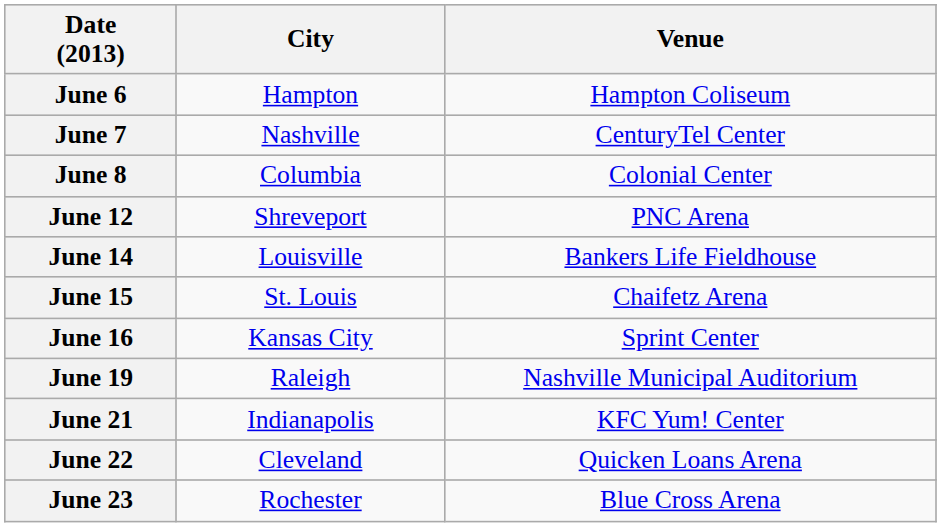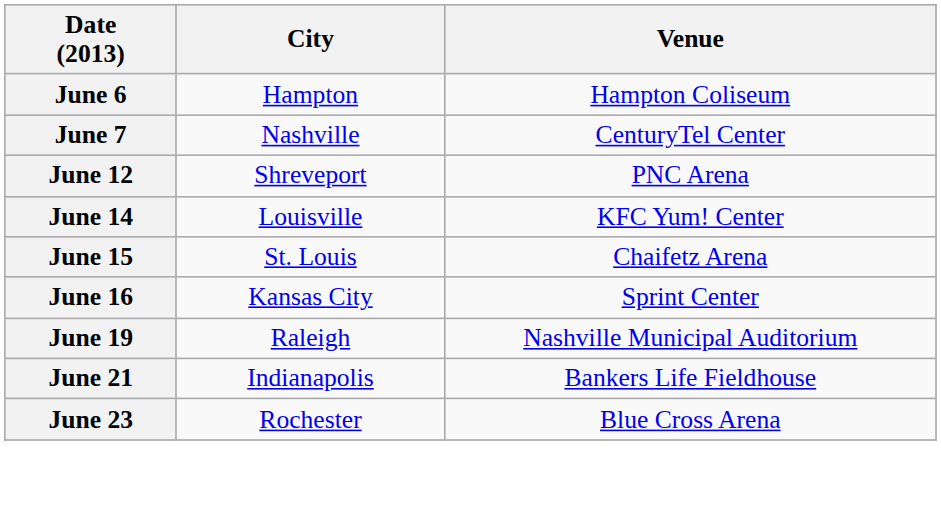- row: (91, 175)
(690, 256) Bankers Life Fieldhouse -> (690, 216) KFC Yum! Center
(690, 418) KFC Yum! Center -> (690, 378) Bankers Life Fieldhouse
- row: (91, 459)
